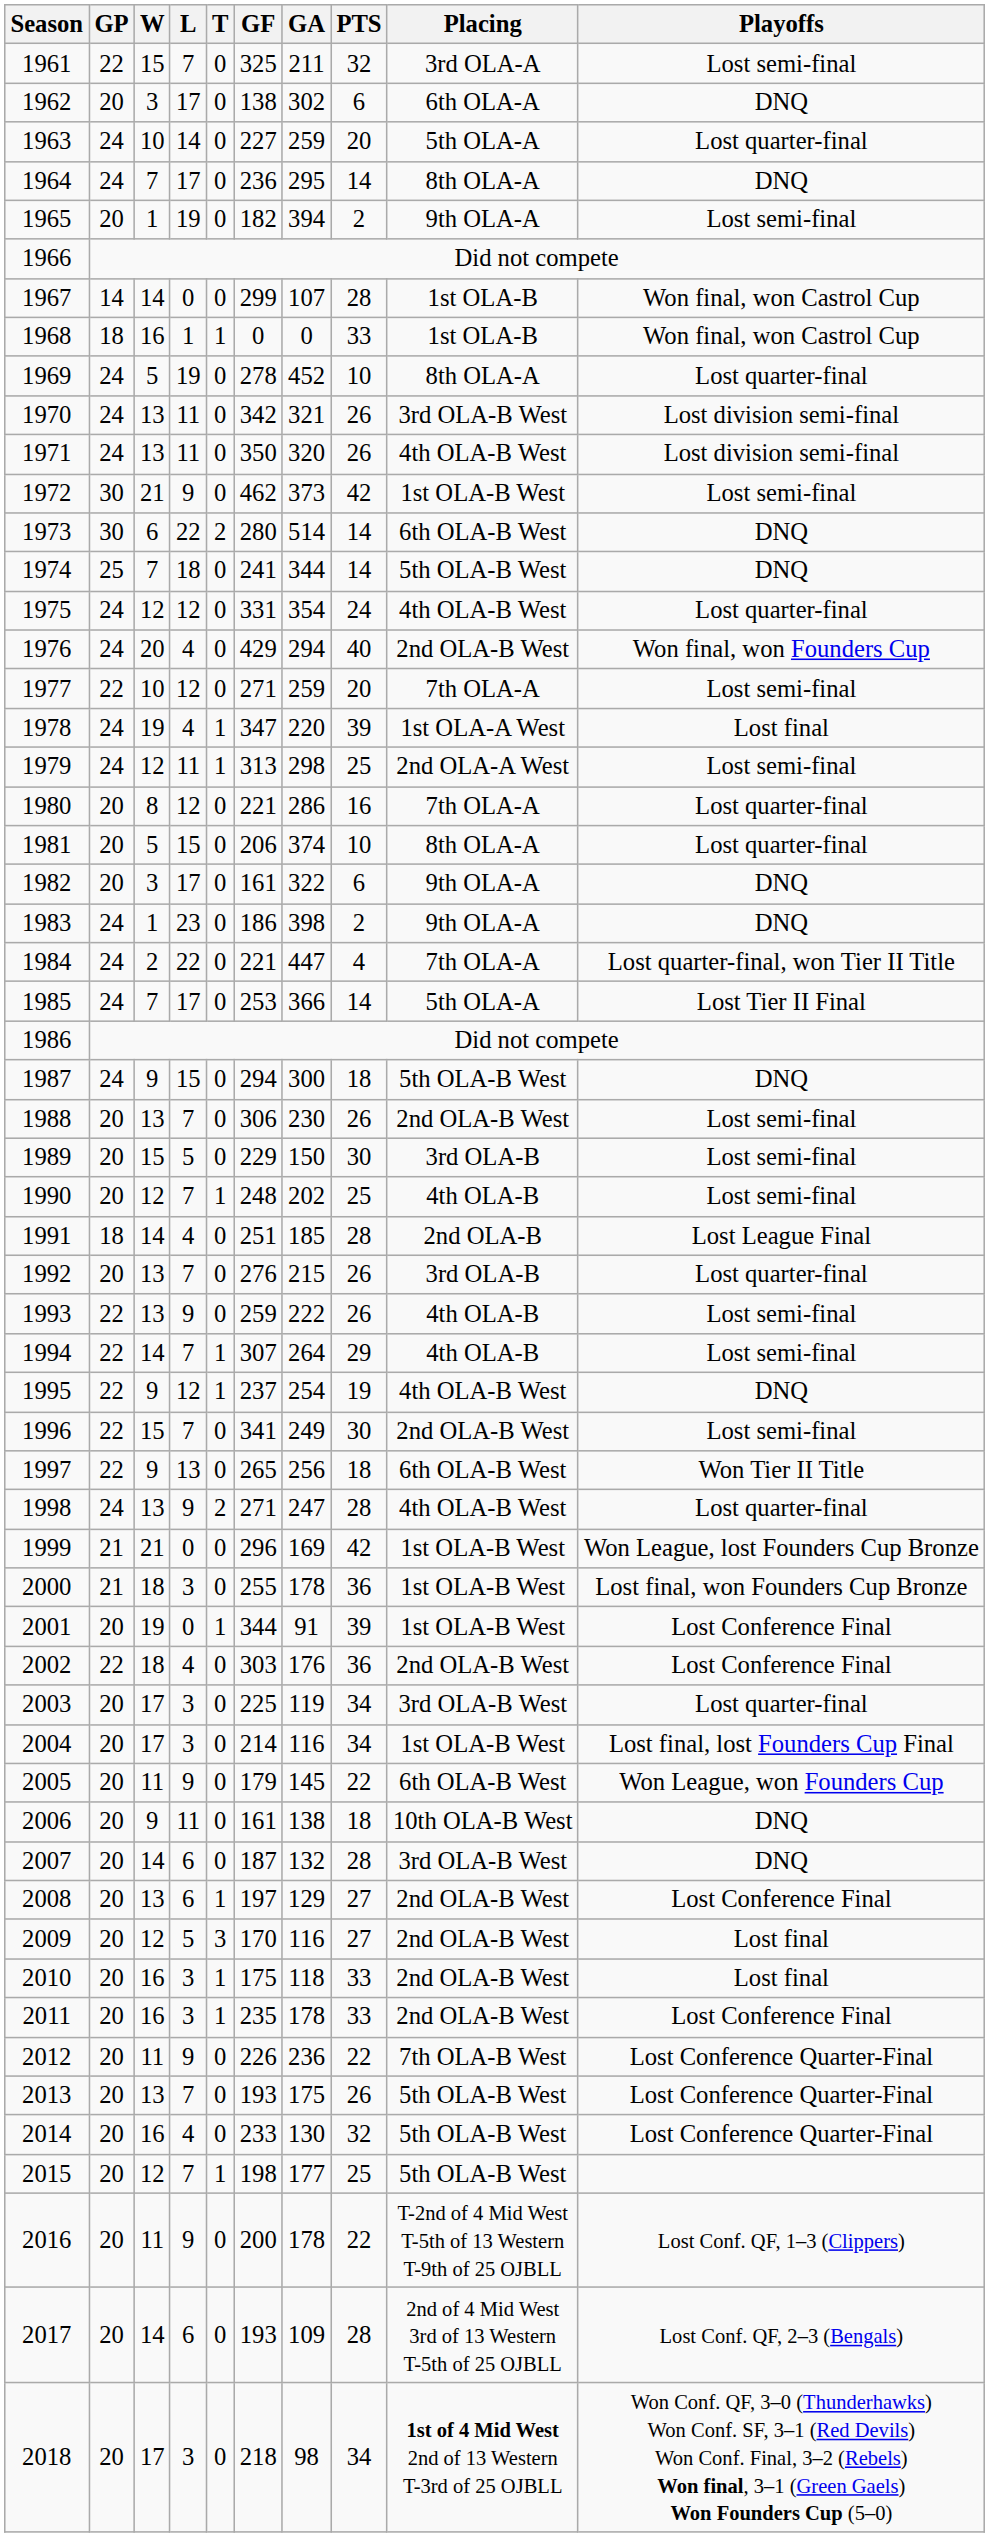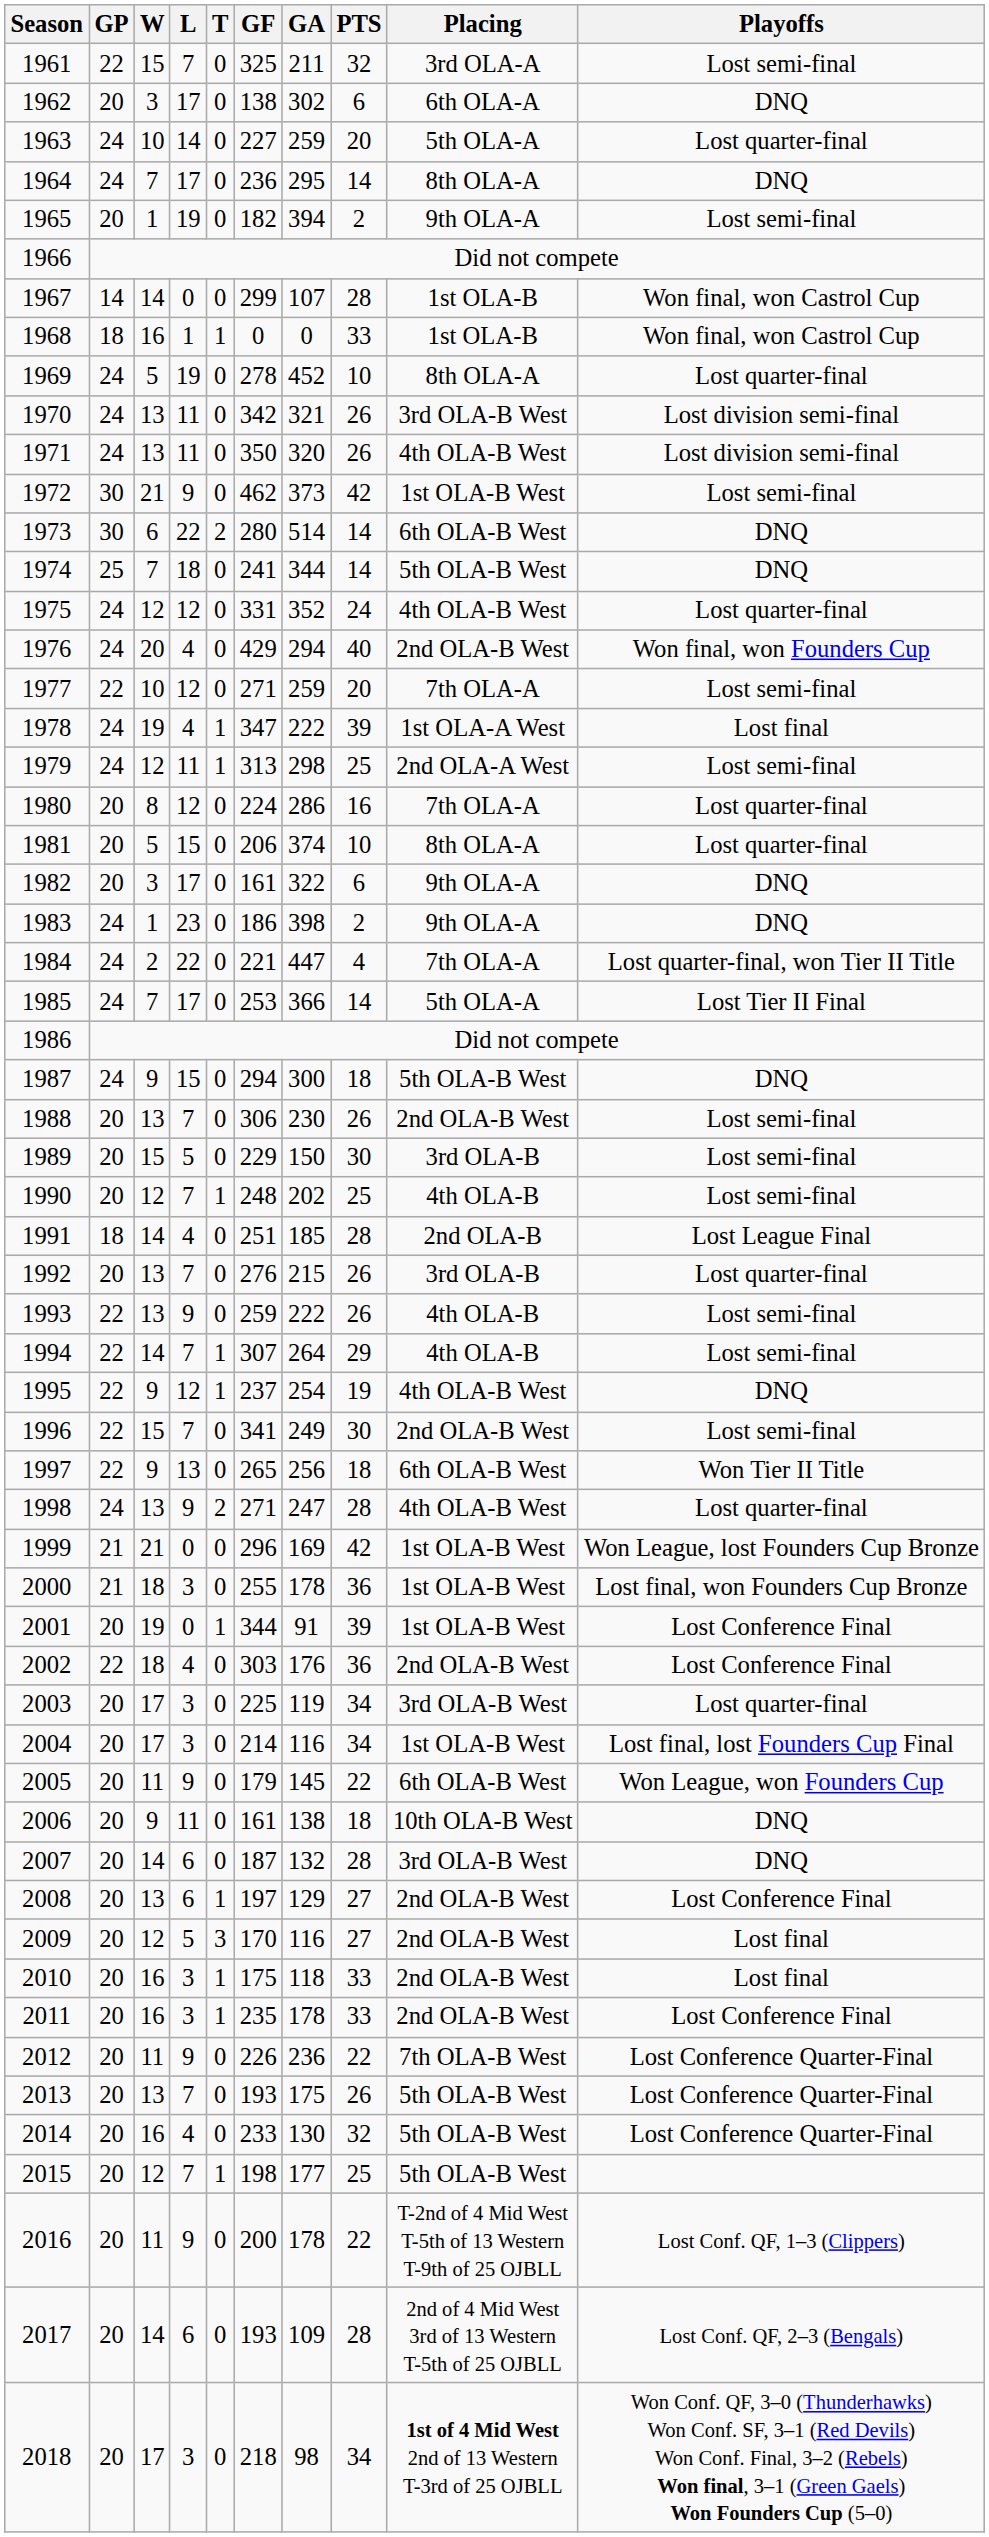(307, 610) 354 -> (307, 610) 352
(307, 727) 220 -> (307, 727) 222
(258, 805) 221 -> (258, 805) 224
